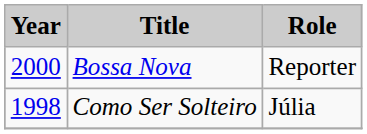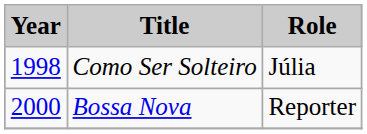rows swapped: (165, 108) <-> (132, 66)
